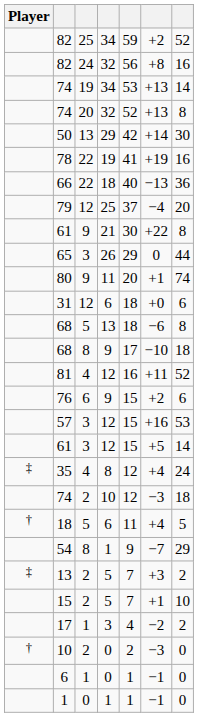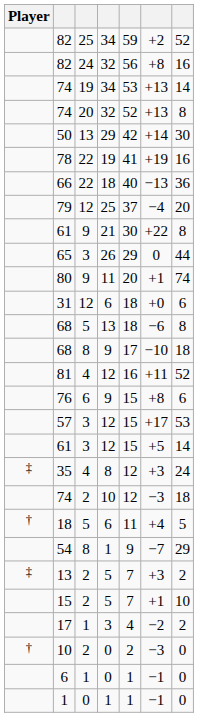(156, 398) +2 -> (156, 398) +8
(156, 421) +16 -> (156, 421) +17
(156, 471) +4 -> (156, 471) +3
